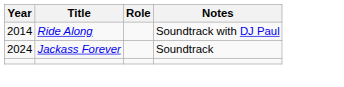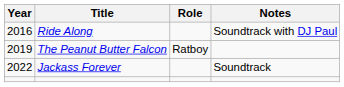(20, 31) 2014 -> (20, 31) 2016
+ row: (102, 49)
(20, 49) 2024 -> (20, 67) 2022
